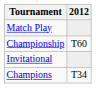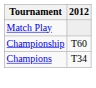- row: (29, 59)
